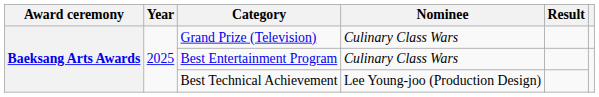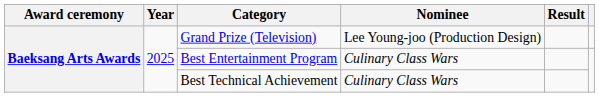(401, 37) Culinary Class Wars -> (443, 37) Lee Young-joo (Production Design)
(443, 80) Lee Young-joo (Production Design) -> (401, 80) Culinary Class Wars
